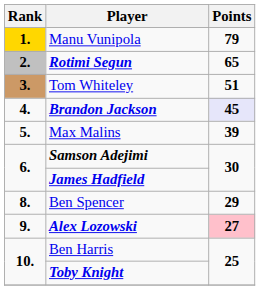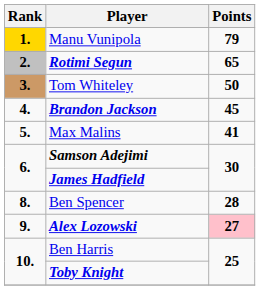(232, 86) 51 -> (232, 86) 50
(232, 109) lavender background -> (232, 109) no background
(232, 132) 39 -> (232, 132) 41
(232, 202) 29 -> (232, 202) 28
